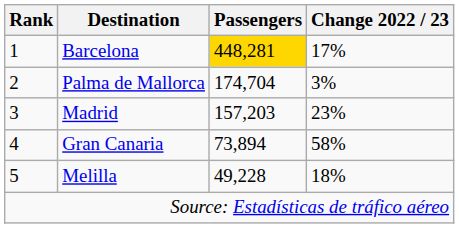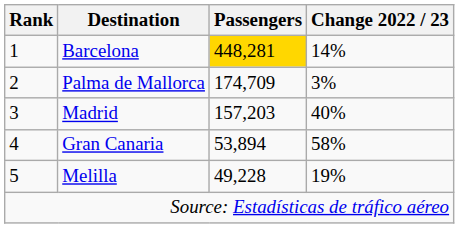(328, 50) 17% -> (328, 50) 14%
(245, 82) 174,704 -> (245, 82) 174,709
(328, 113) 23% -> (328, 113) 40%
(240, 144) 73,894 -> (240, 144) 53,894
(328, 175) 18% -> (328, 175) 19%
